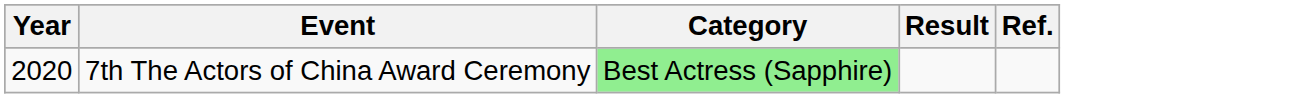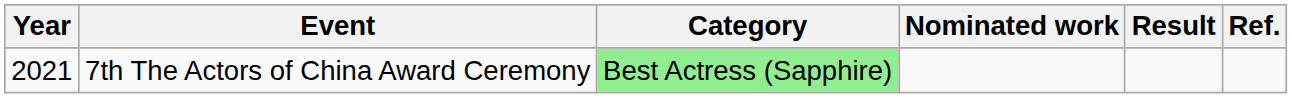+ column: (1012, 26)
(42, 69) 2020 -> (42, 69) 2021
